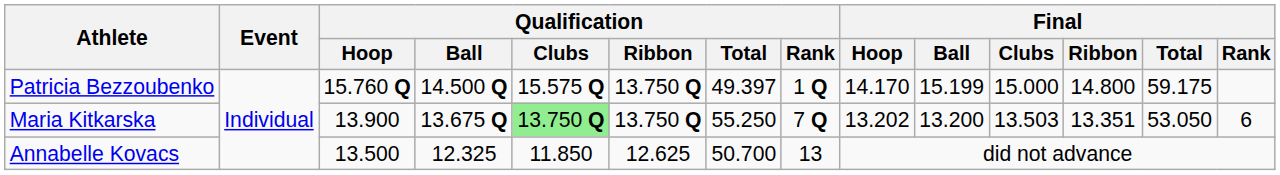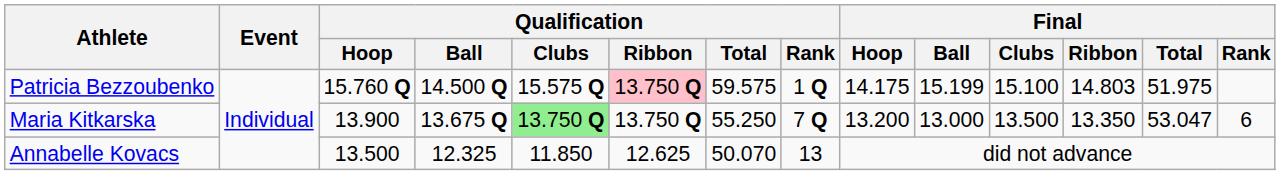(658, 87) no background -> (658, 87) pink background
(744, 87) 49.397 -> (744, 87) 59.575
(877, 87) 14.170 -> (877, 87) 14.175
(1026, 87) 15.000 -> (1026, 87) 15.100
(1103, 87) 14.800 -> (1103, 87) 14.803
(1180, 87) 59.175 -> (1180, 87) 51.975
(877, 120) 13.202 -> (877, 120) 13.200
(952, 120) 13.200 -> (952, 120) 13.000
(1026, 120) 13.503 -> (1026, 120) 13.500
(1103, 120) 13.351 -> (1103, 120) 13.350
(1180, 120) 53.050 -> (1180, 120) 53.047
(744, 154) 50.700 -> (744, 154) 50.070
